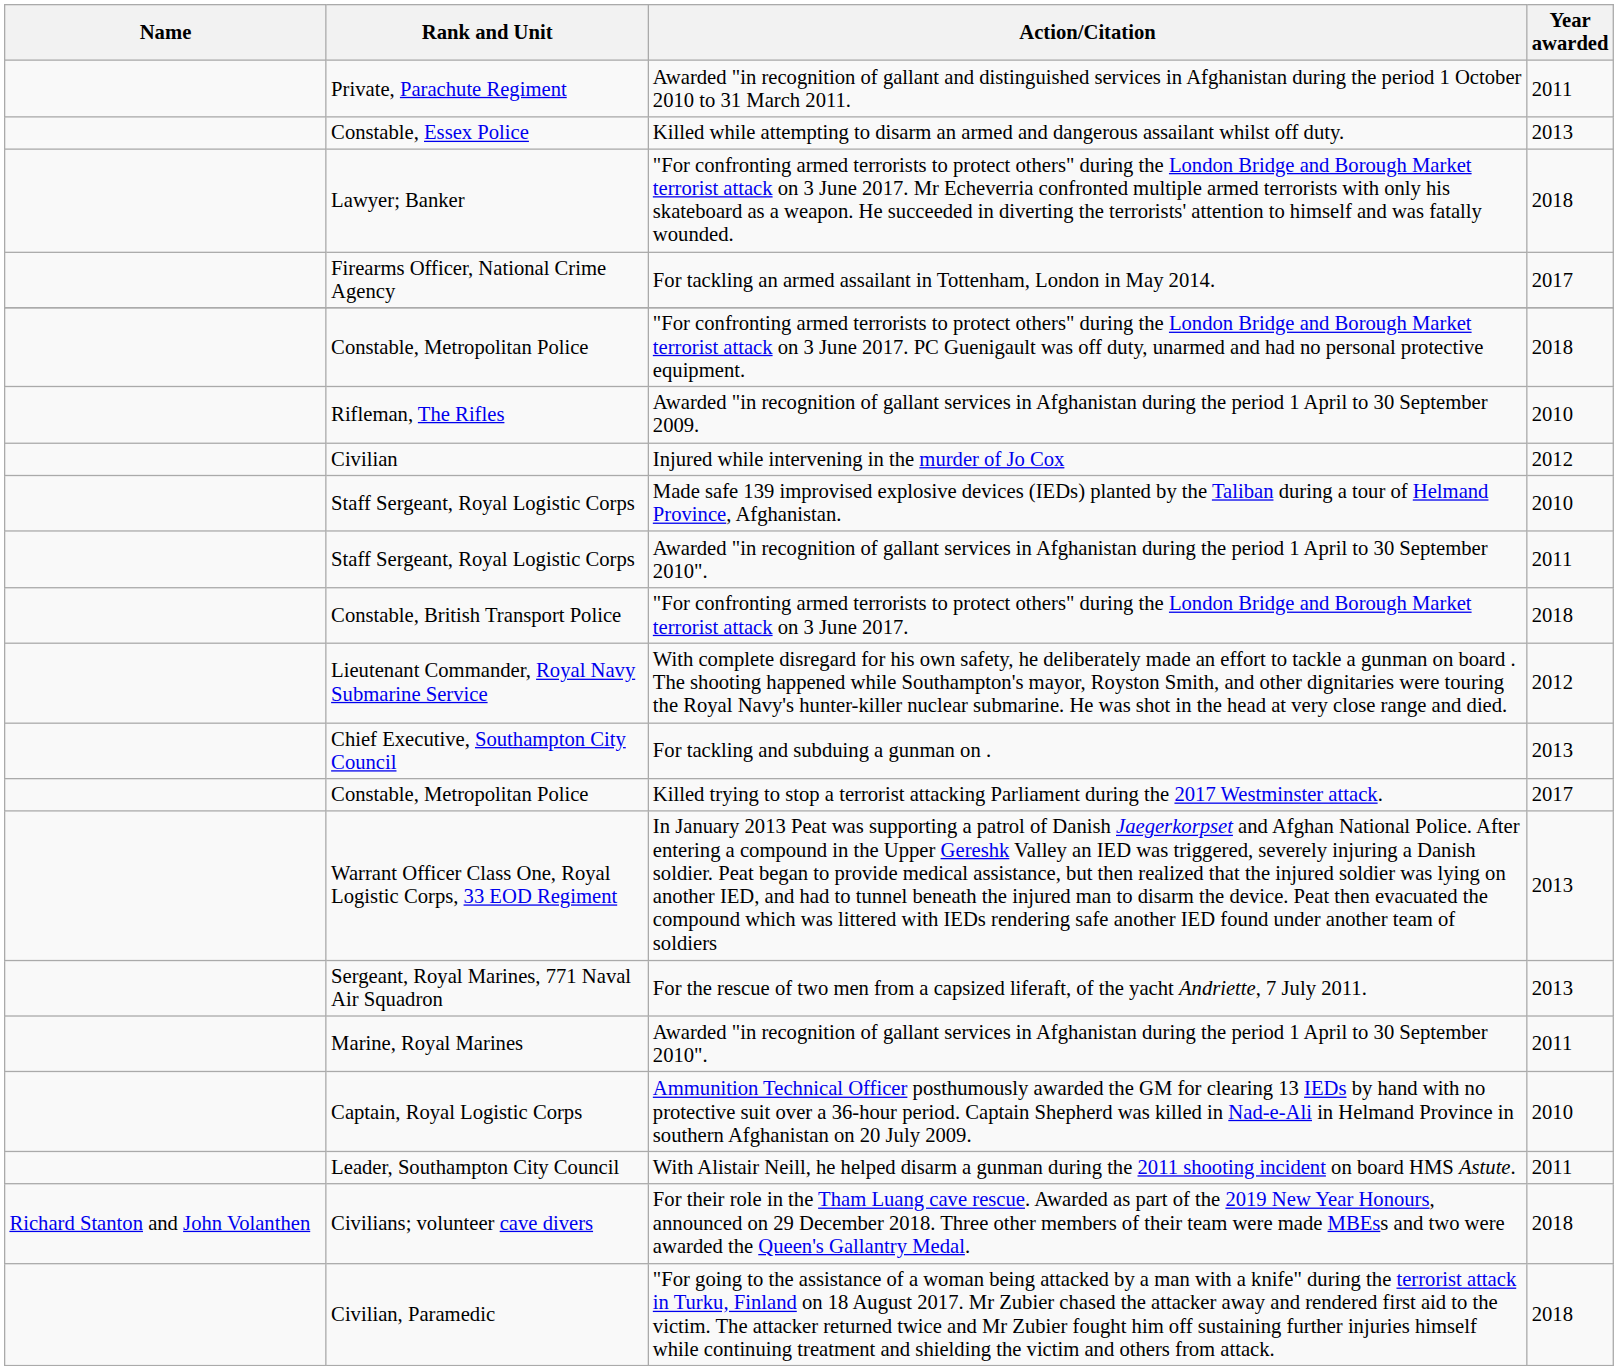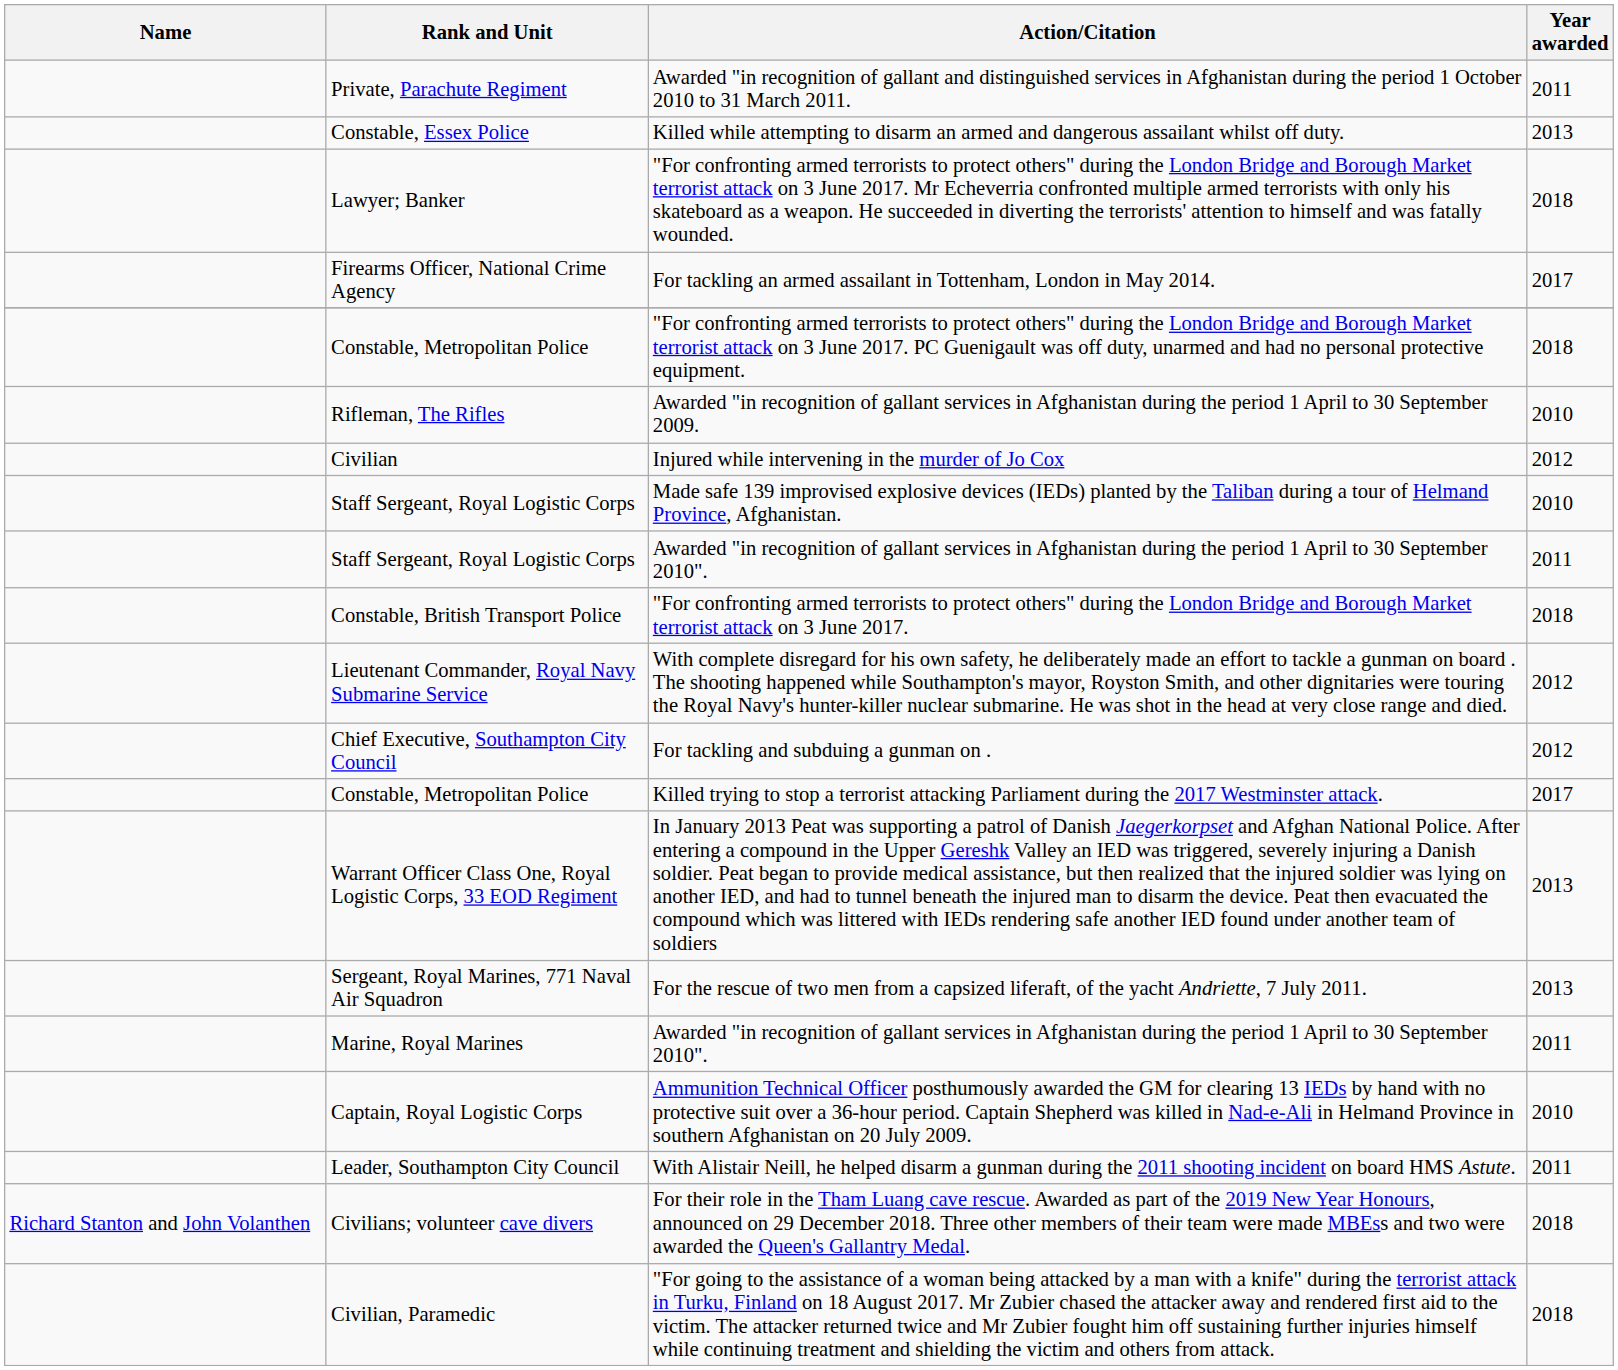(1552, 750) 2013 -> (1552, 750) 2012
